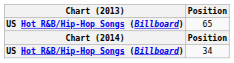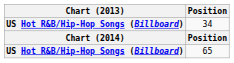rows swapped: (207, 24) <-> (207, 51)
